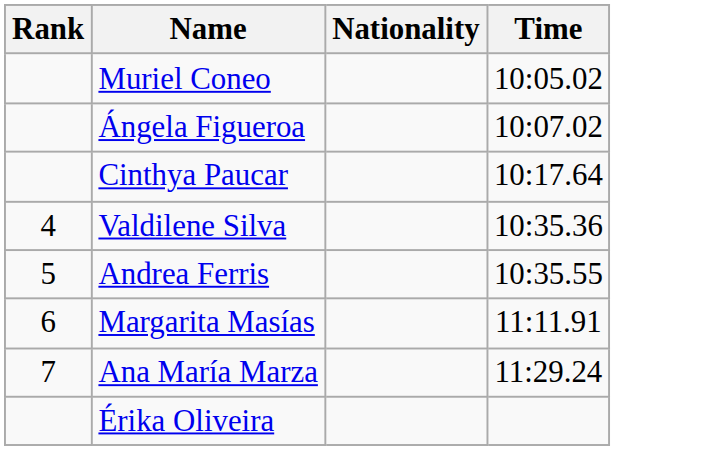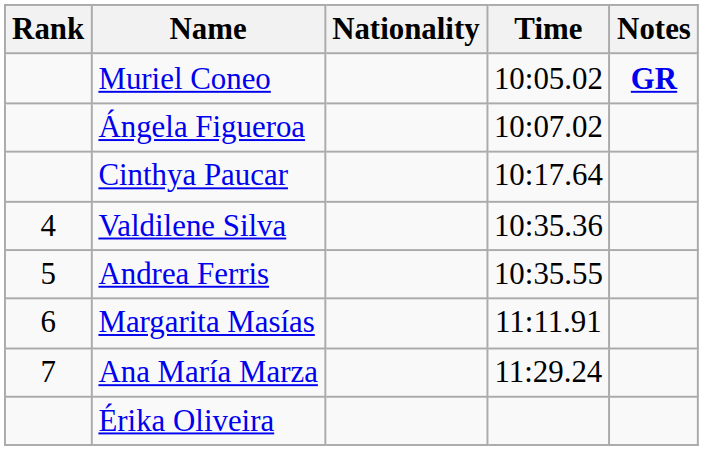+ column: (654, 28)
